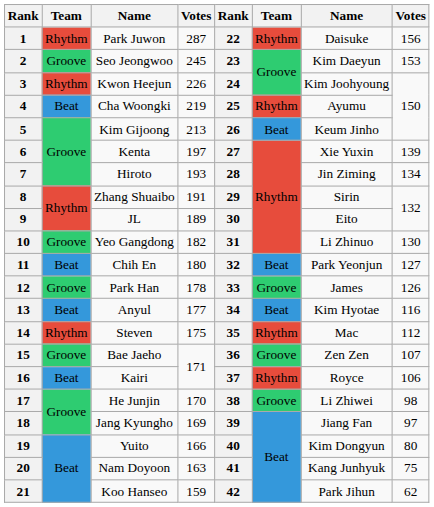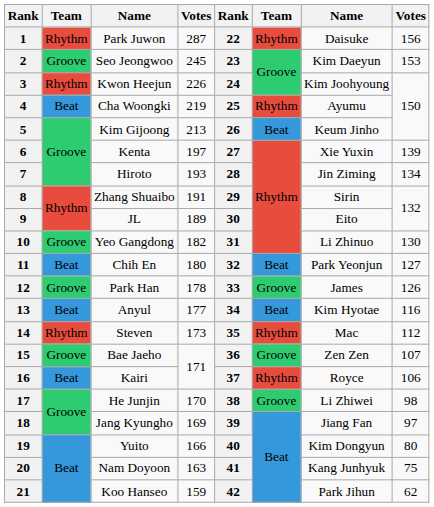(196, 332) 175 -> (196, 332) 173
